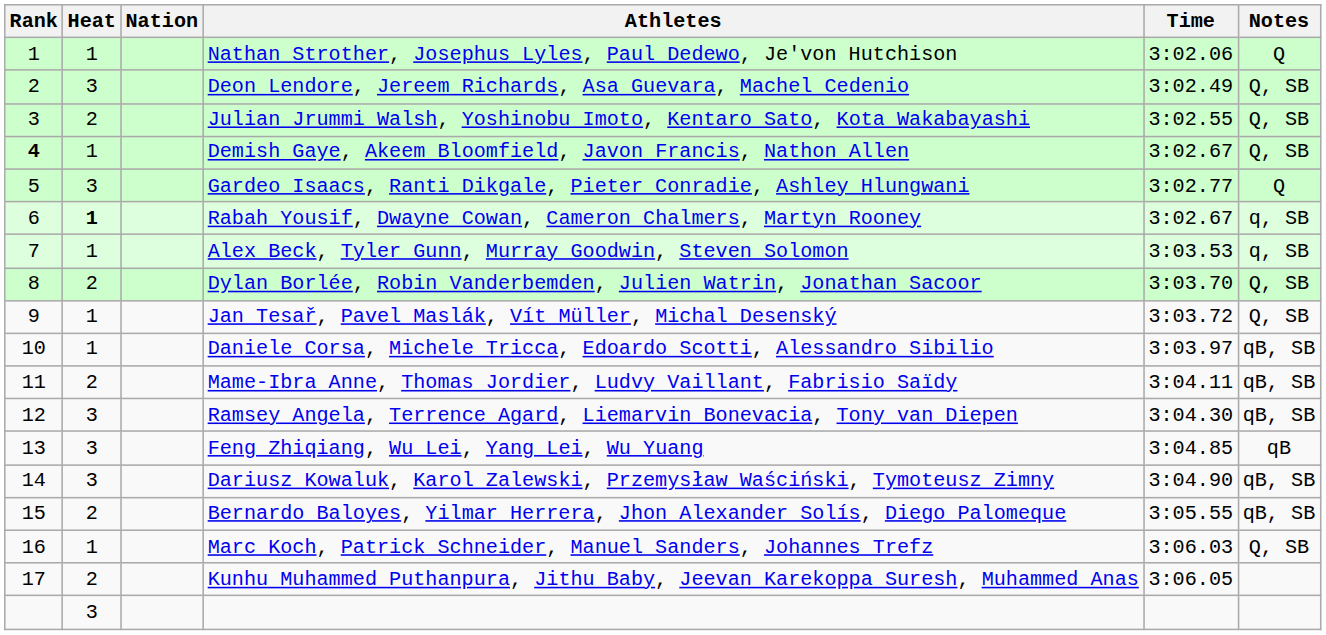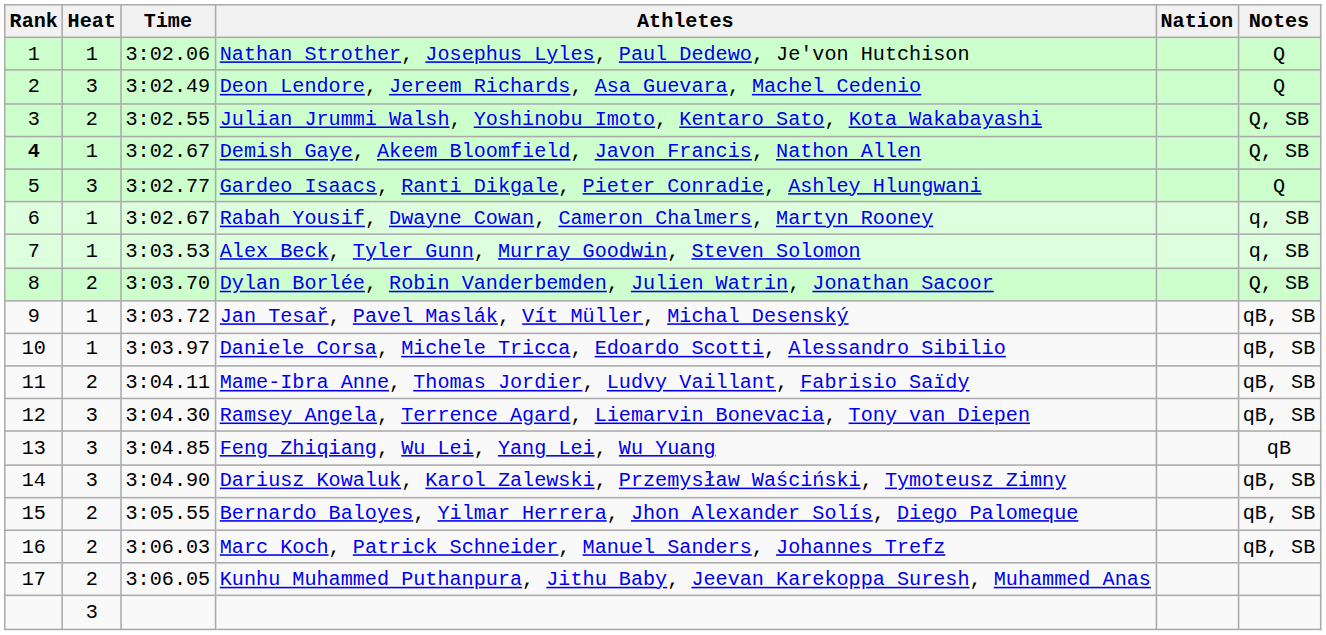columns swapped: (162, 21) <-> (1191, 21)
(1279, 87) Q, SB -> (1279, 87) Q
(92, 218) bold -> (92, 218) normal
(1279, 317) Q, SB -> (1279, 317) qB, SB
(92, 547) 1 -> (92, 547) 2
(1279, 547) Q, SB -> (1279, 547) qB, SB
